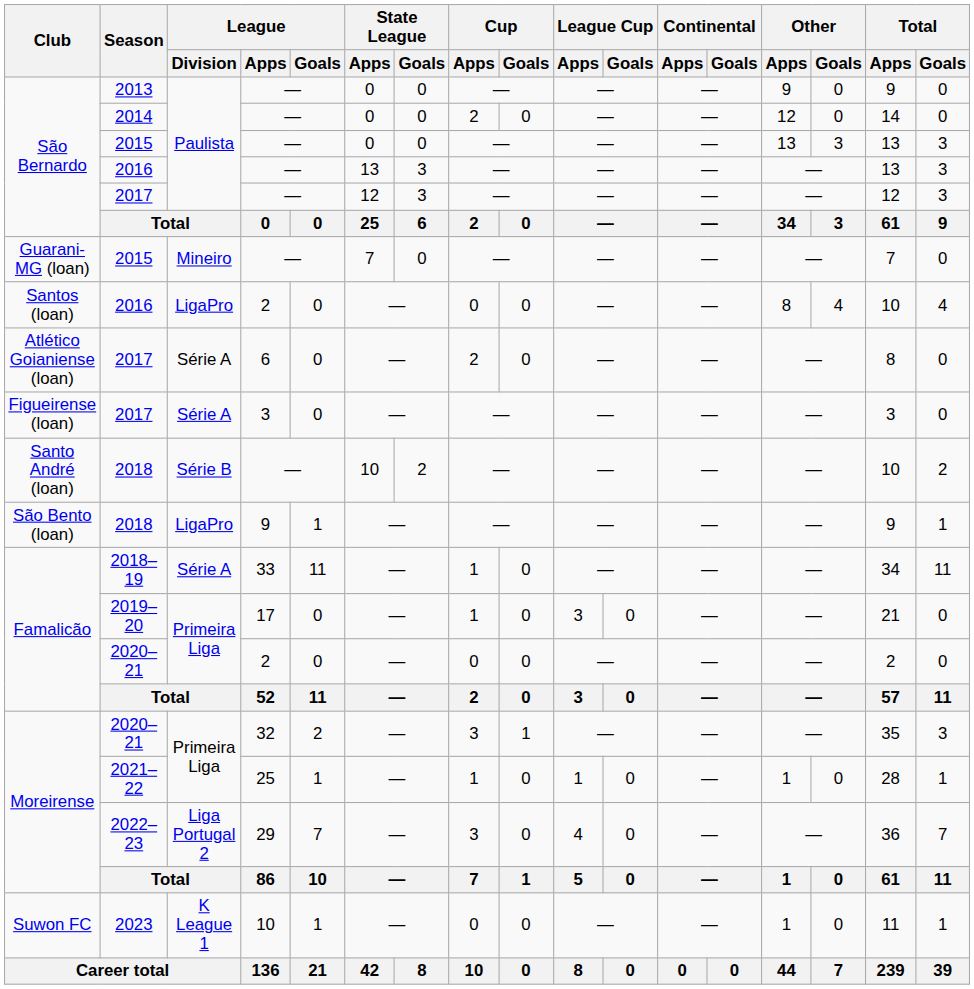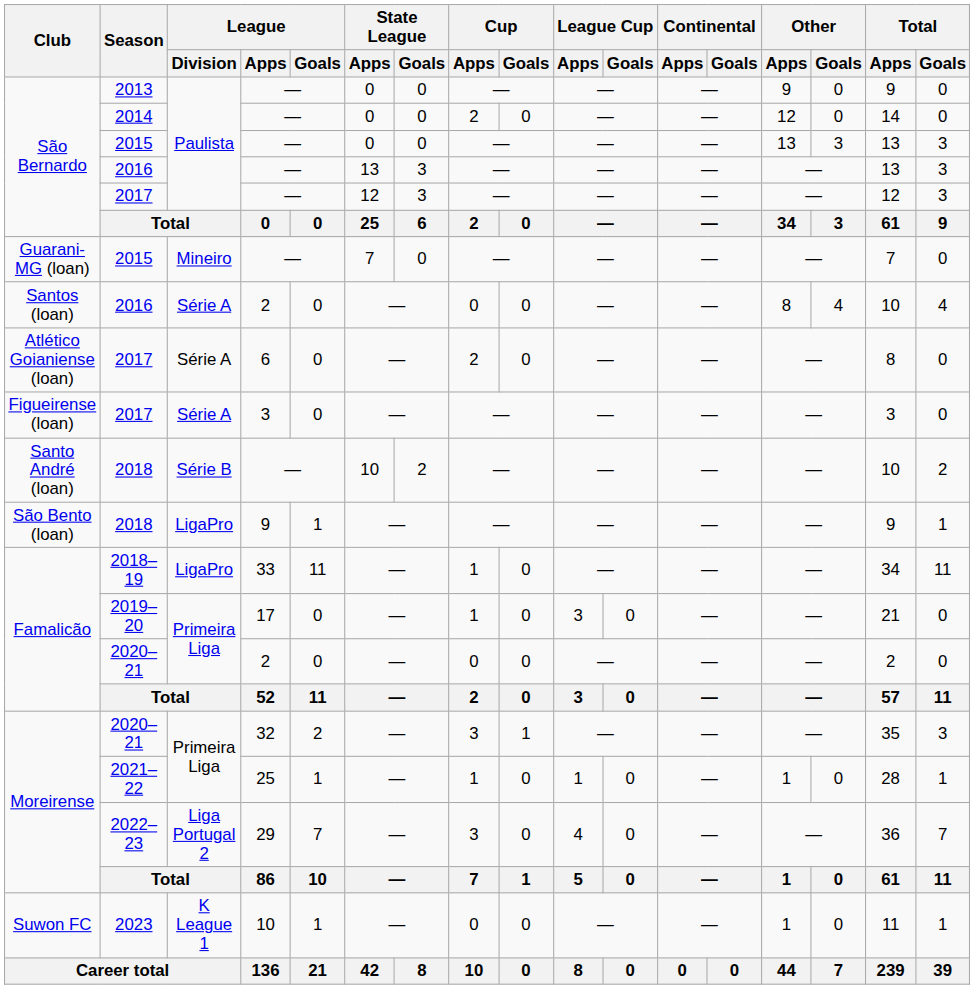(204, 304) LigaPro -> (204, 304) Série A
(204, 570) Série A -> (204, 570) LigaPro
